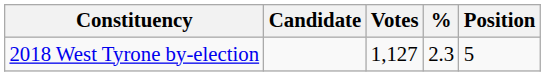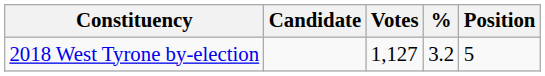(441, 53) 2.3 -> (441, 53) 3.2
